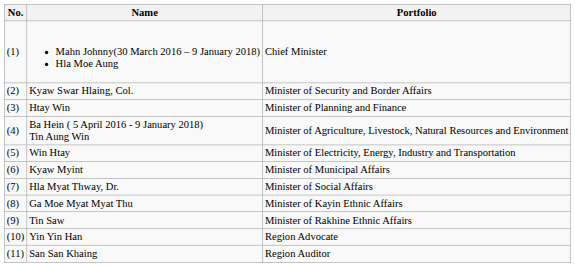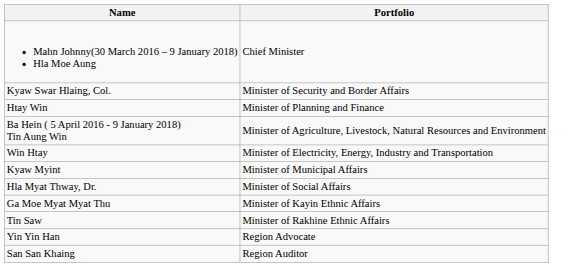- column: (16, 12)
